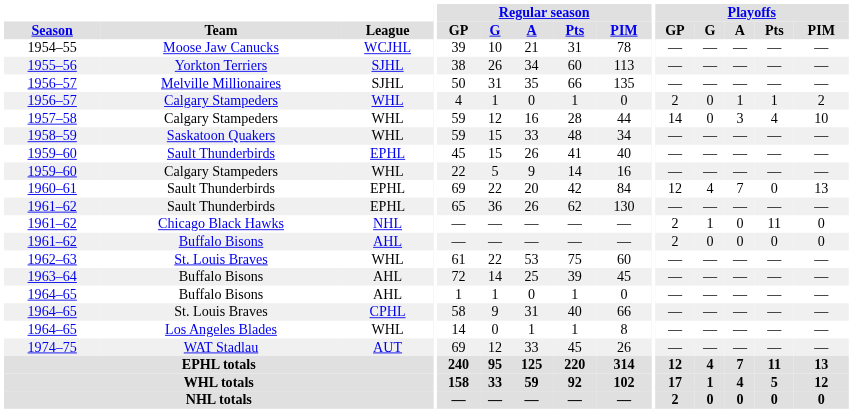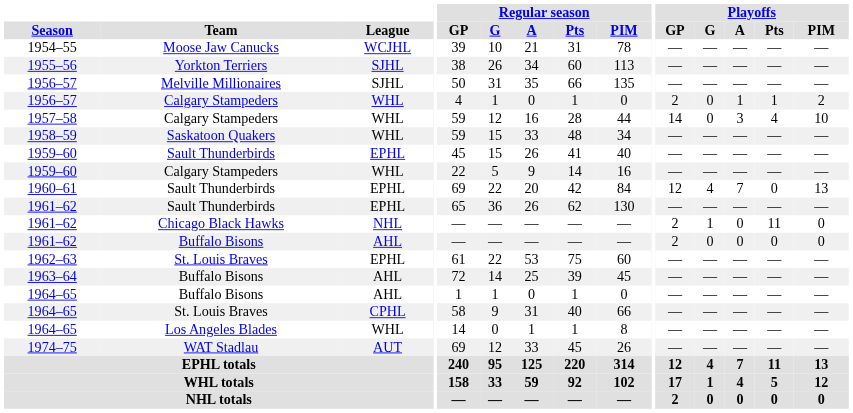(388, 259) WHL -> (388, 259) EPHL
